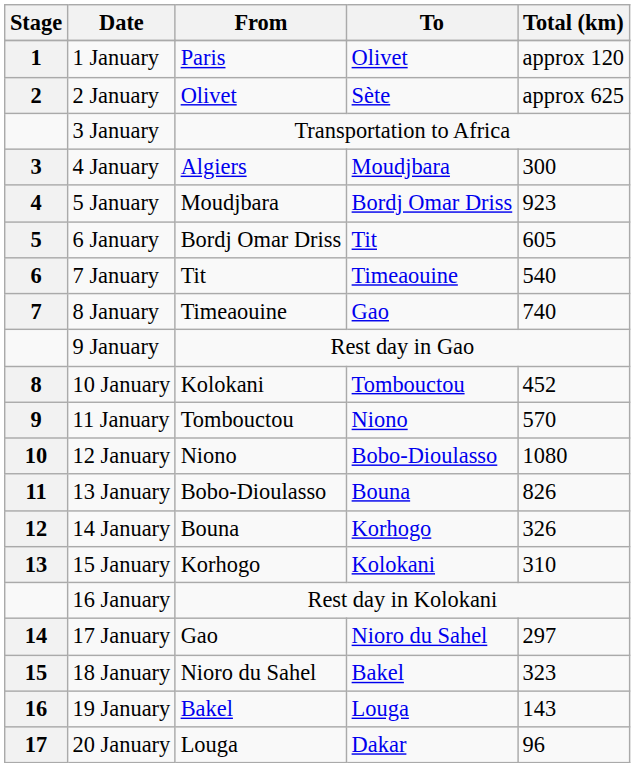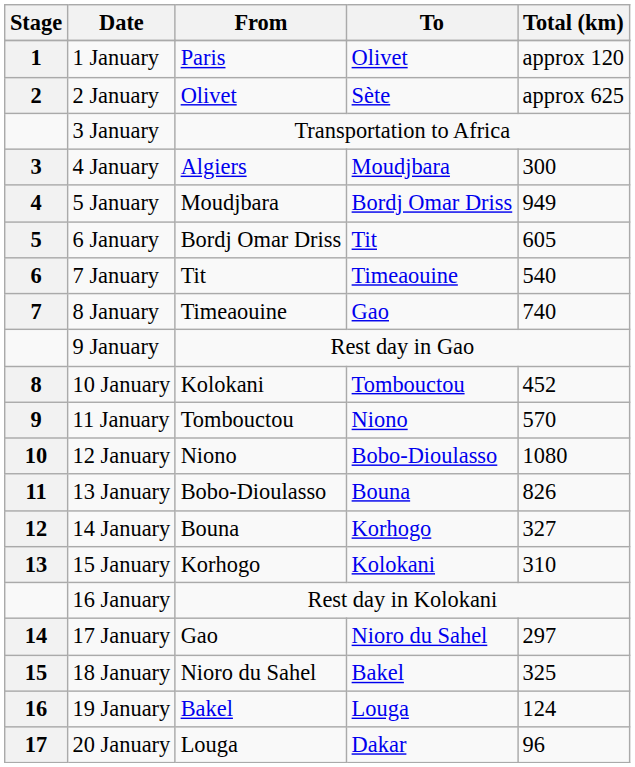(539, 202) 923 -> (539, 202) 949
(539, 527) 326 -> (539, 527) 327
(539, 672) 323 -> (539, 672) 325
(539, 708) 143 -> (539, 708) 124
